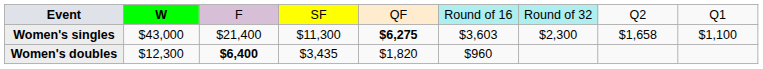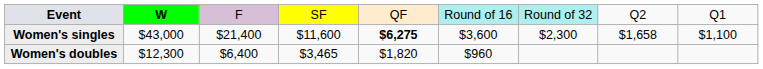(319, 35) $11,300 -> (319, 35) $11,600
(478, 35) $3,603 -> (478, 35) $3,600
(239, 54) bold -> (239, 54) normal
(319, 54) $3,435 -> (319, 54) $3,465
